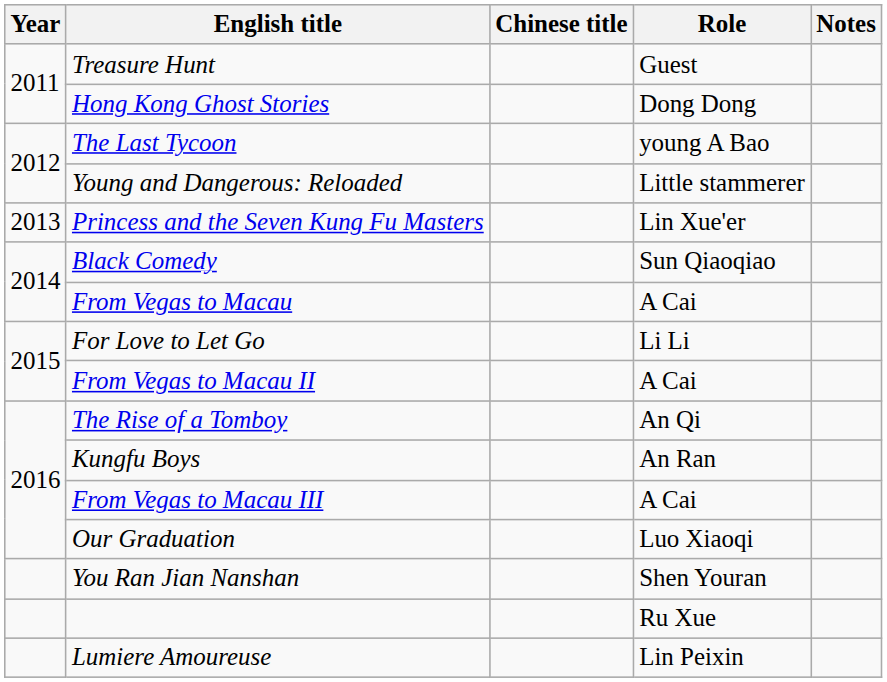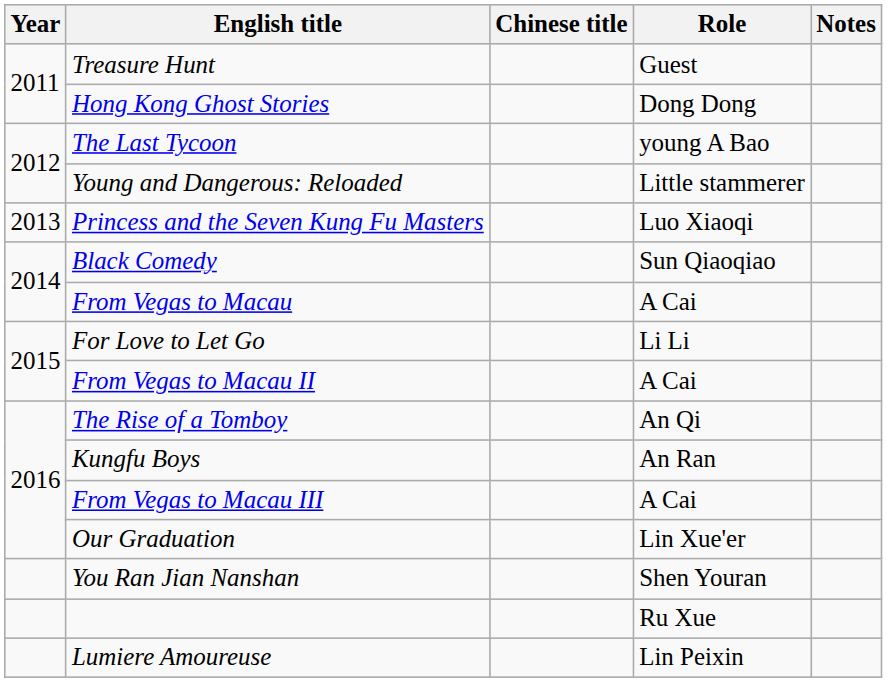(692, 222) Lin Xue'er -> (696, 222) Luo Xiaoqi
(696, 538) Luo Xiaoqi -> (692, 538) Lin Xue'er
